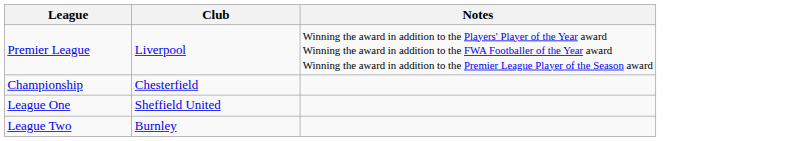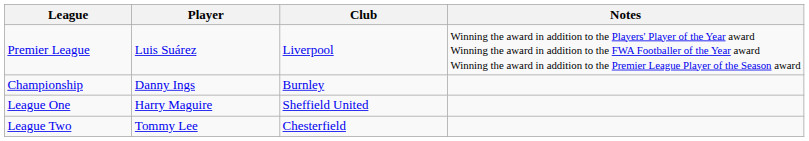+ column: (206, 14)
(167, 85) Chesterfield -> (303, 85) Burnley
(156, 126) Burnley -> (314, 126) Chesterfield
